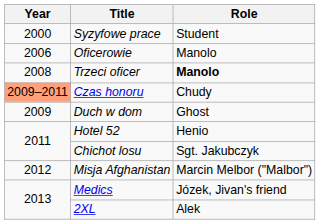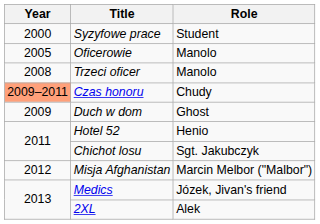(38, 53) 2006 -> (38, 53) 2005
(198, 72) bold -> (196, 72) normal
